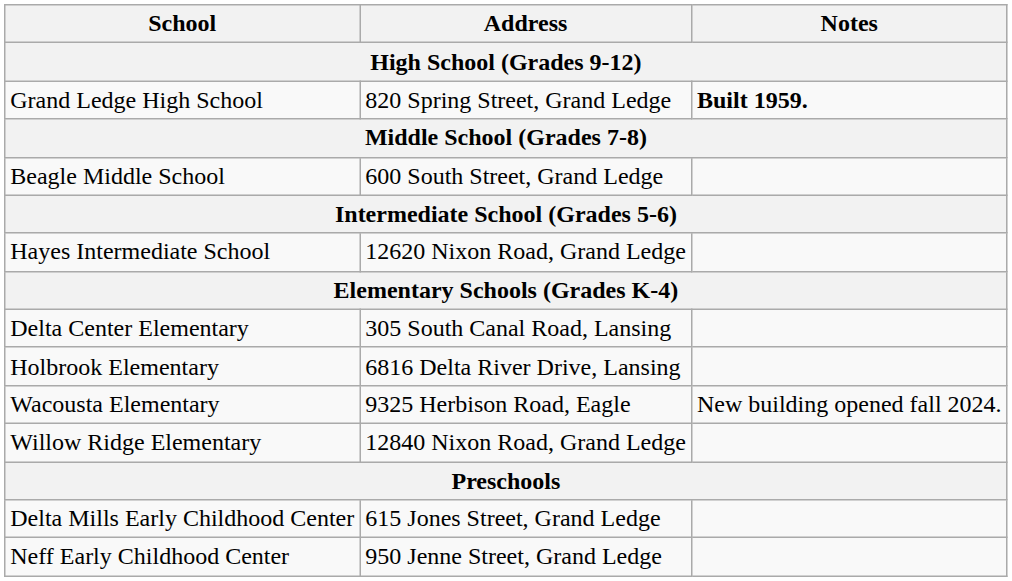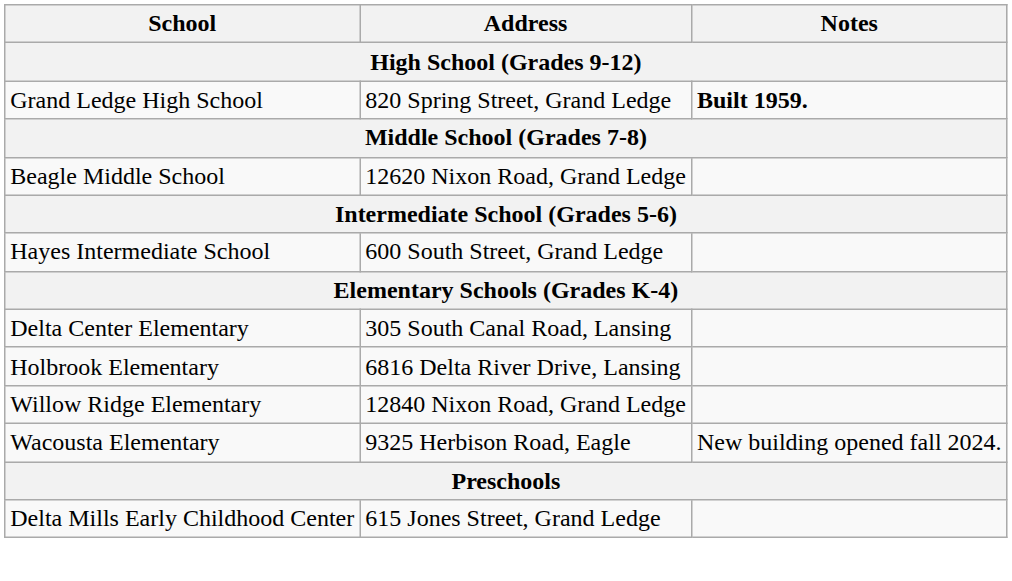(514, 175) 600 South Street, Grand Ledge -> (526, 175) 12620 Nixon Road, Grand Ledge
(526, 251) 12620 Nixon Road, Grand Ledge -> (514, 251) 600 South Street, Grand Ledge
rows swapped: (115, 404) <-> (136, 442)
- row: (150, 556)
